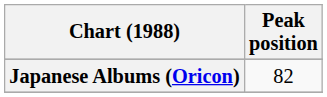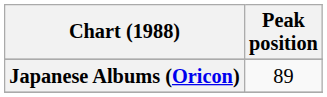(283, 75) 82 -> (283, 75) 89
